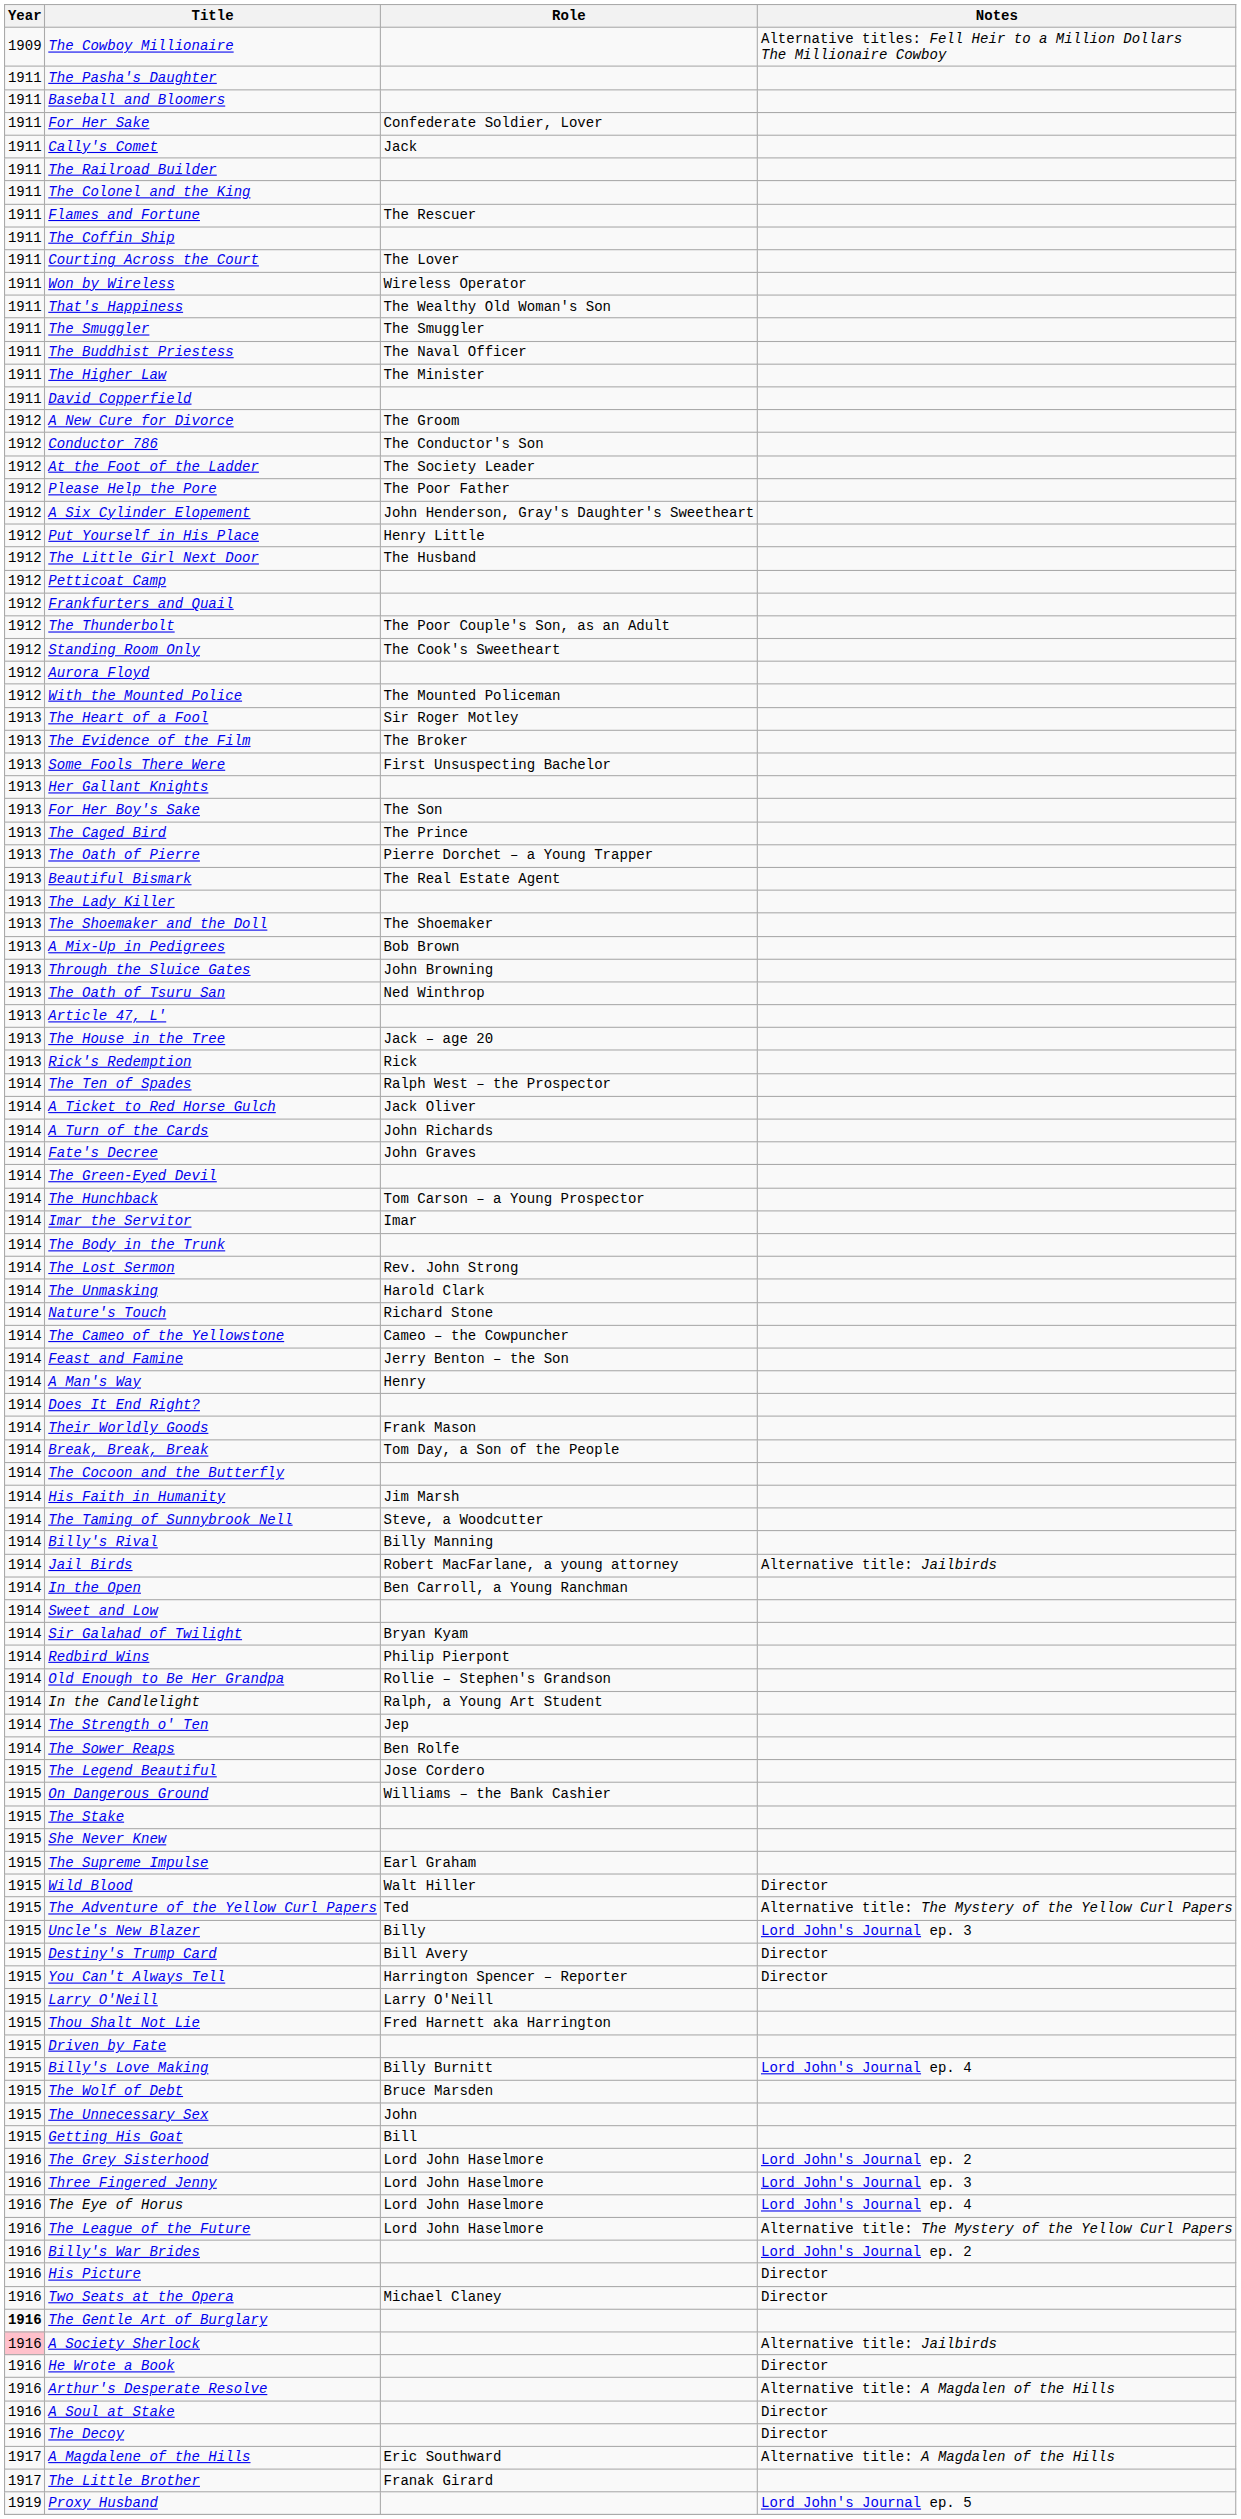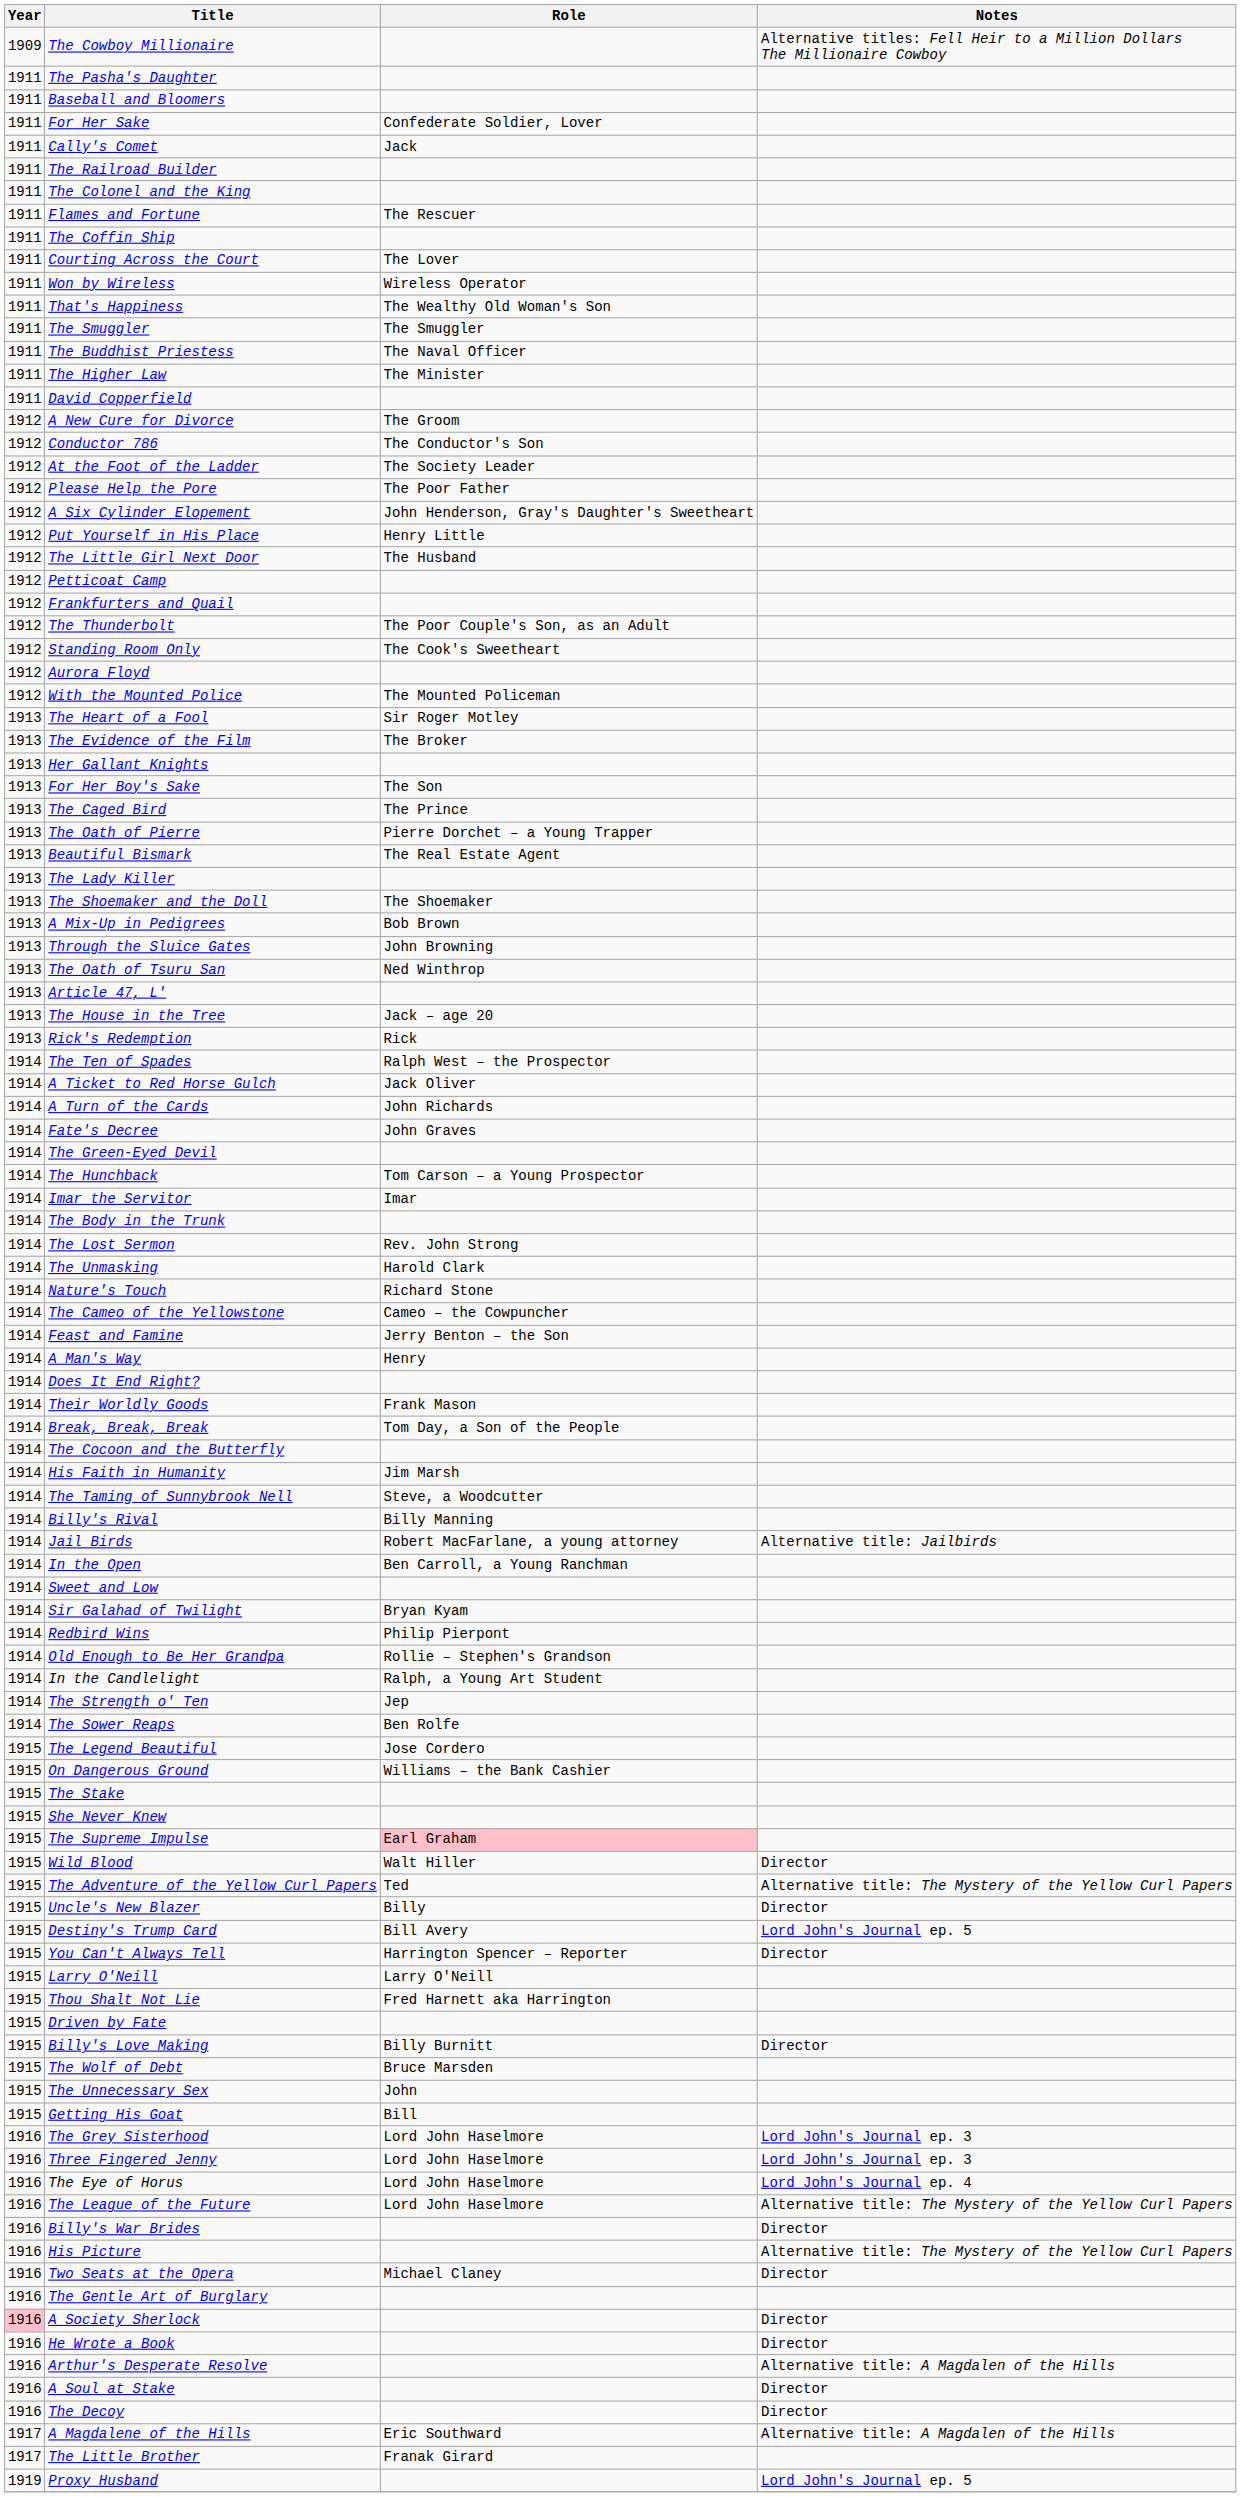- row: (137, 764)
(430, 1863) no background -> (430, 1840) pink background
(866, 1931) Lord John's Journal ep. 3 -> (795, 1909) Director
(795, 1954) Director -> (866, 1931) Lord John's Journal ep. 5
(866, 2069) Lord John's Journal ep. 4 -> (795, 2046) Director
(866, 2160) Lord John's Journal ep. 2 -> (866, 2137) Lord John's Journal ep. 3
(866, 2252) Lord John's Journal ep. 2 -> (795, 2229) Director
(795, 2275) Director -> (997, 2252) Alternative title: The Mystery of the Yellow Curl Papers
(25, 2320) bold -> (25, 2298) normal
(879, 2343) Alternative title: Jailbirds -> (795, 2320) Director
